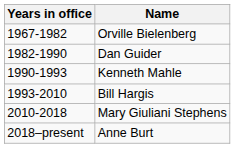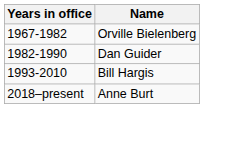- row: (140, 73)
- row: (162, 113)
